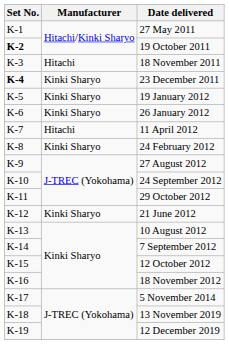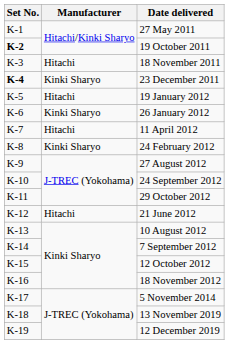(72, 96) Kinki Sharyo -> (59, 96) Hitachi
(72, 213) Kinki Sharyo -> (59, 213) Hitachi
